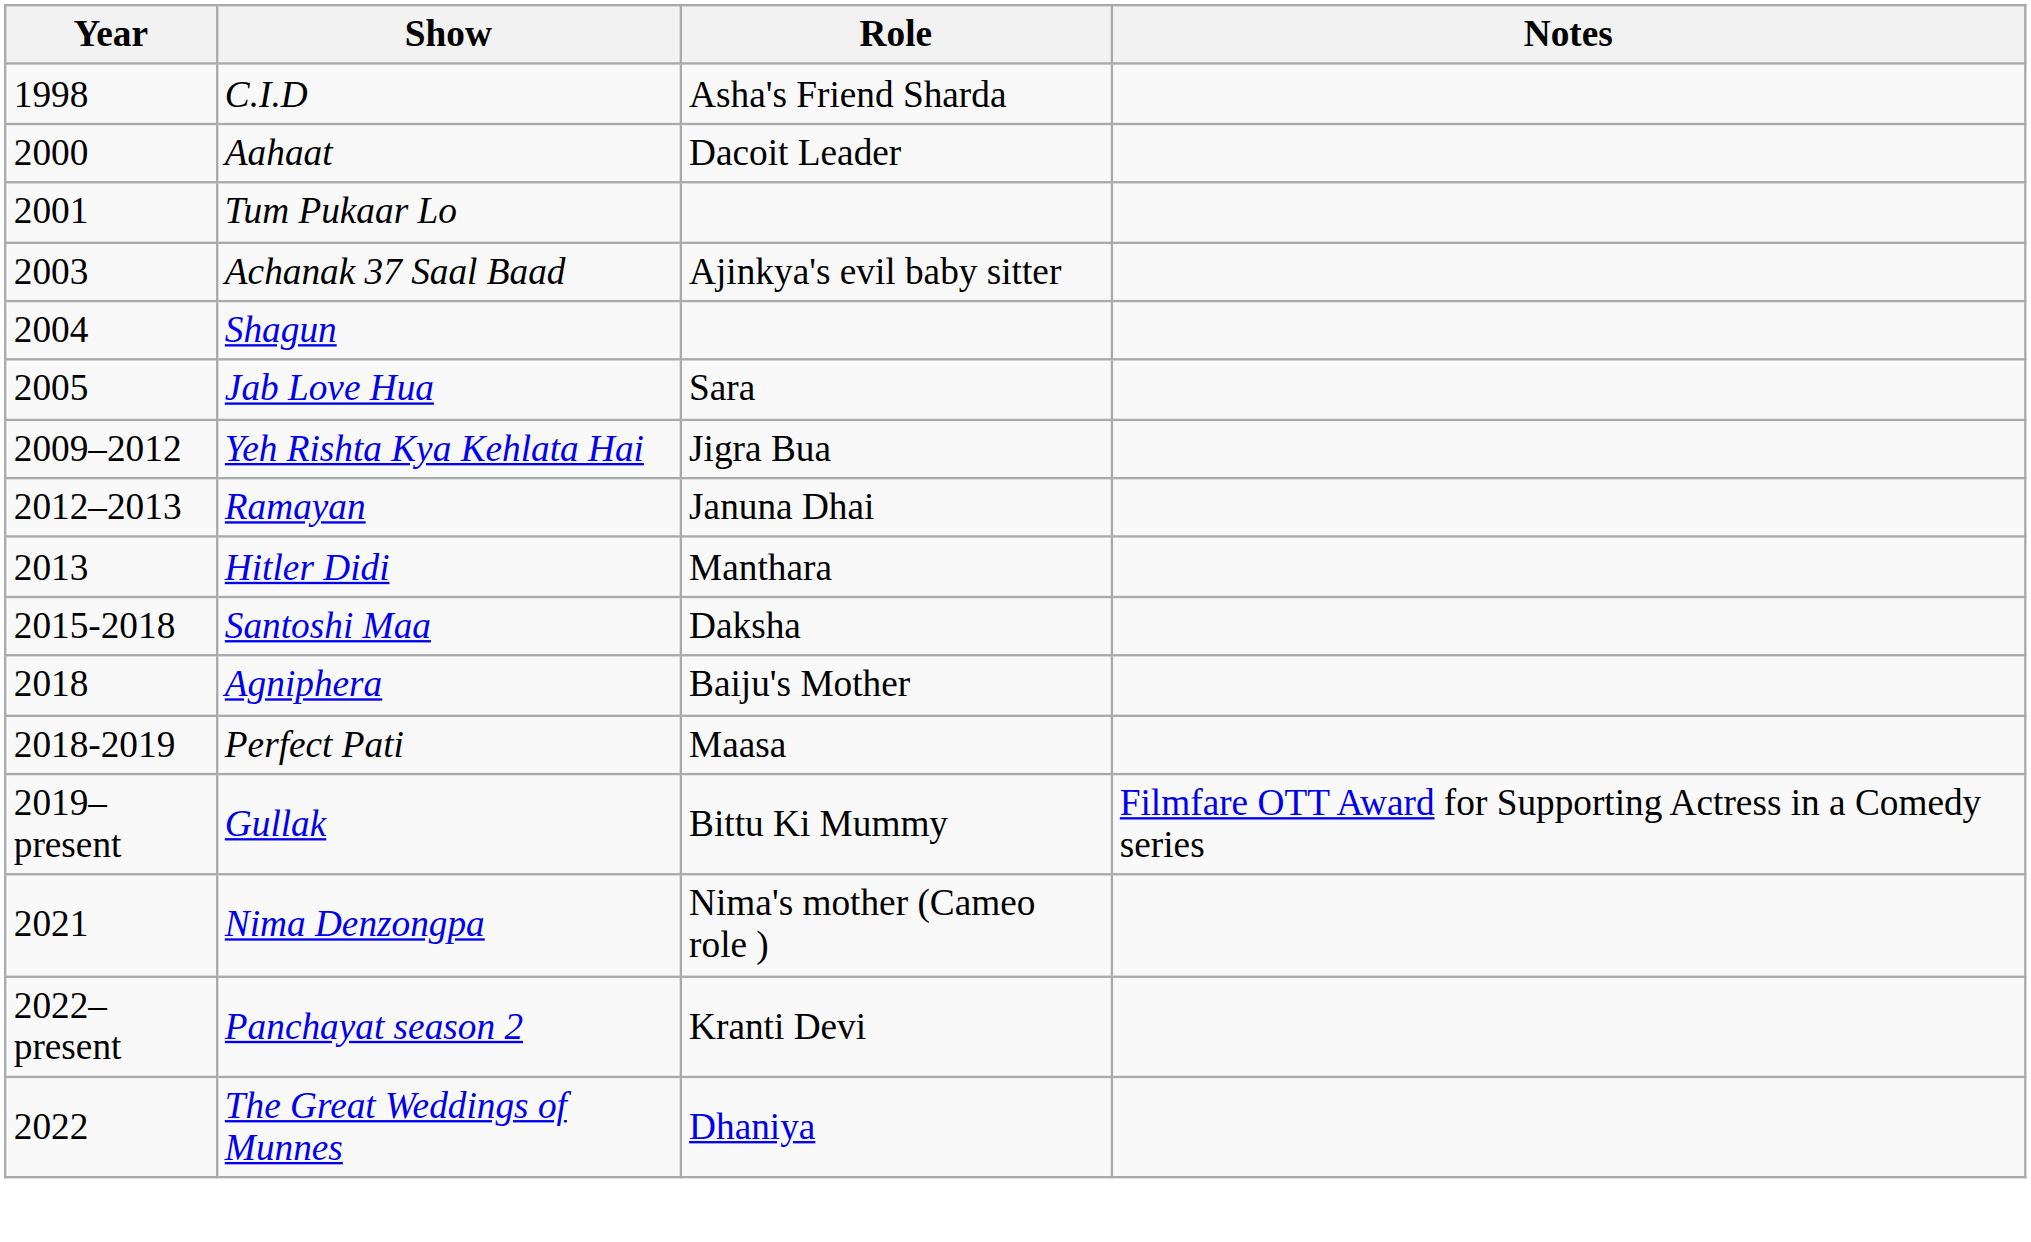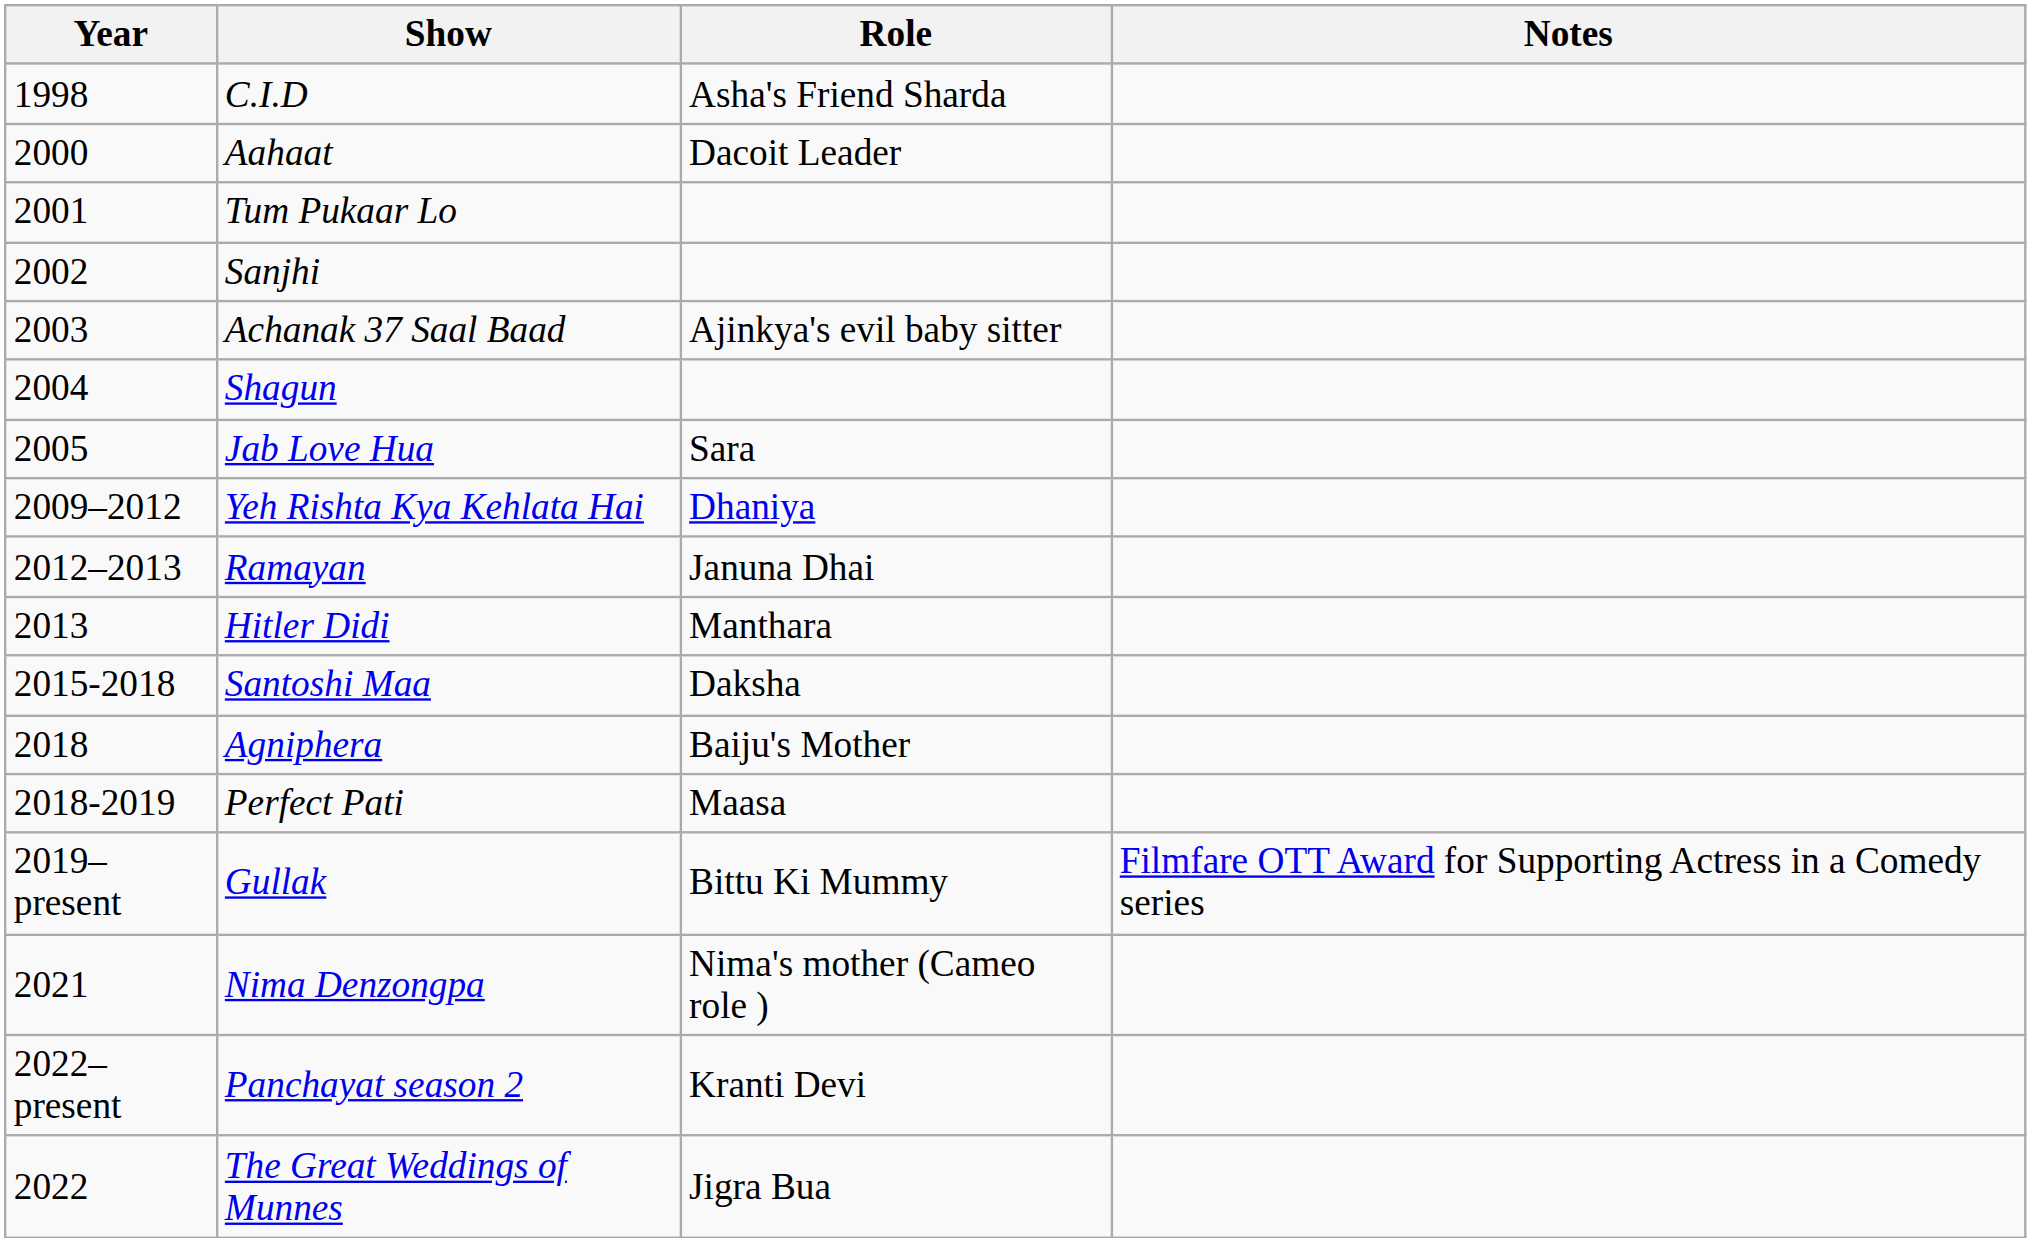+ row: (272, 270)
(760, 447) Jigra Bua -> (752, 507) Dhaniya
(752, 1126) Dhaniya -> (760, 1185) Jigra Bua
